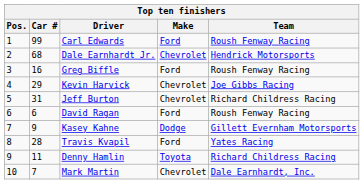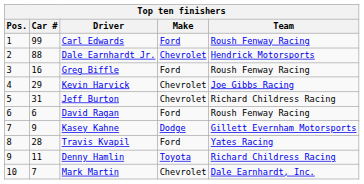(37, 55) 68 -> (37, 55) 88
